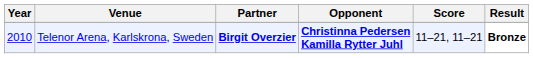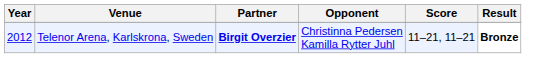(20, 38) 2010 -> (20, 38) 2012
(356, 38) bold -> (352, 38) normal
